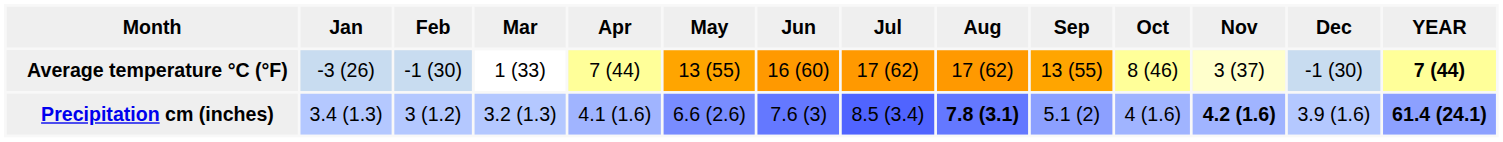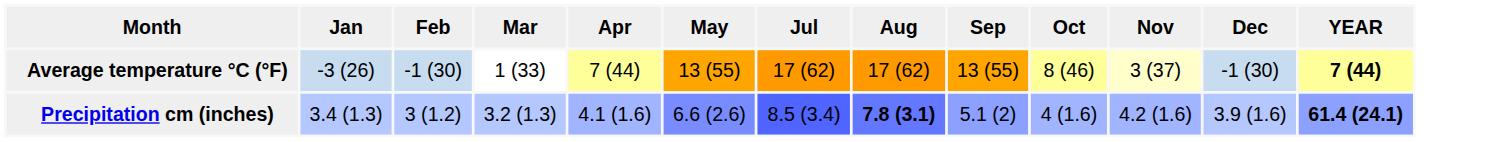- column: (799, 27)
(1239, 114) bold -> (1155, 114) normal
